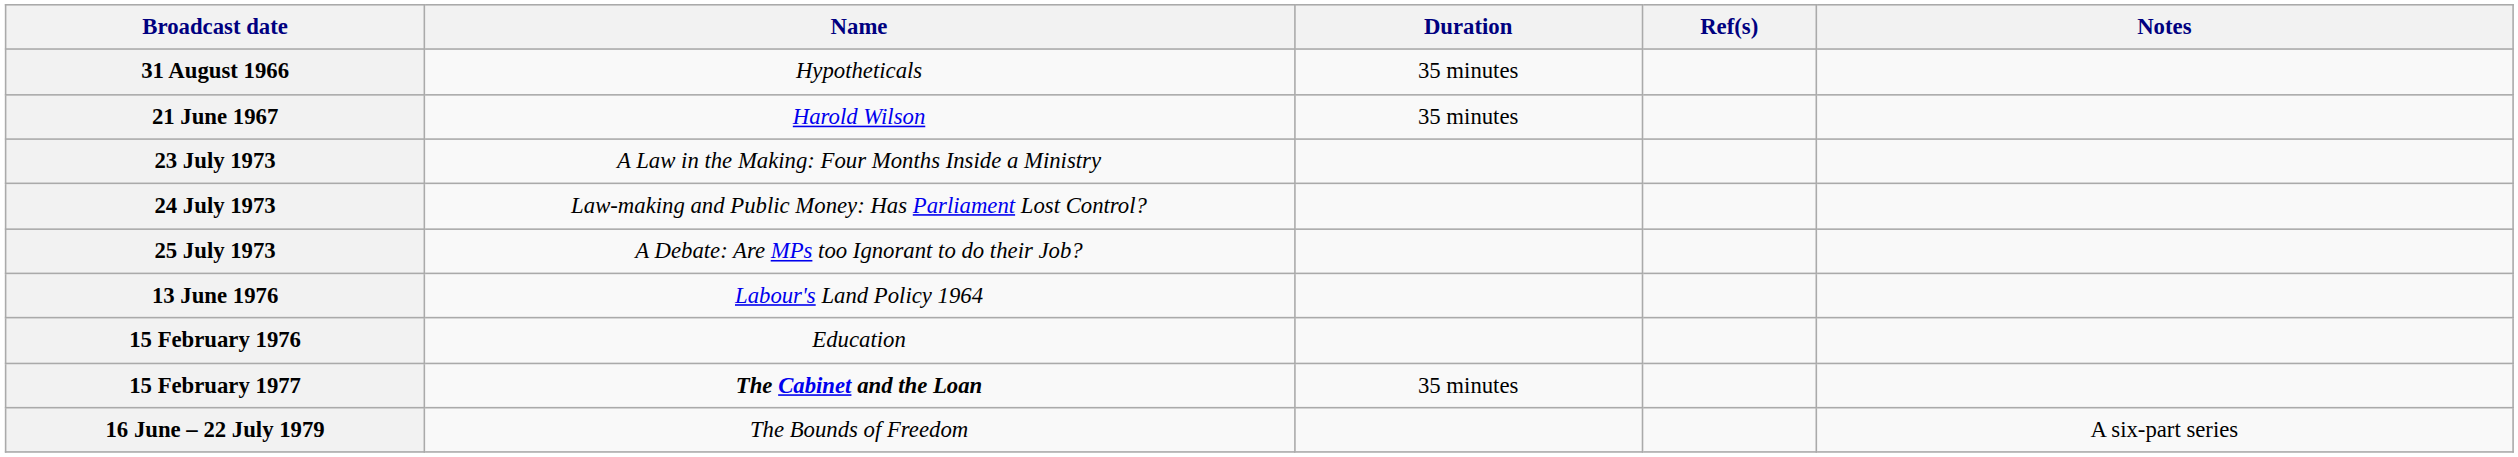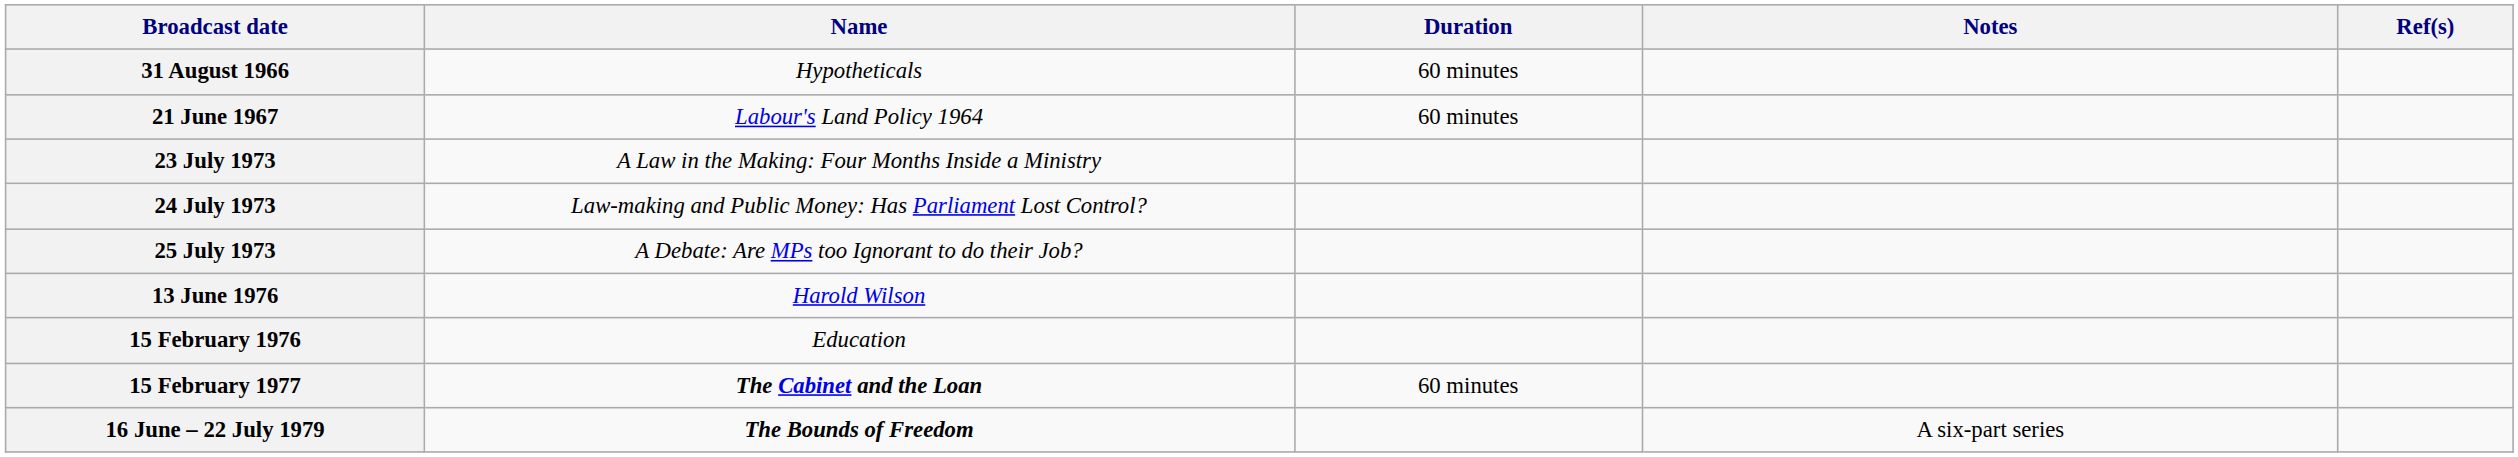columns swapped: (2164, 26) <-> (1729, 26)
(1468, 71) 35 minutes -> (1468, 71) 60 minutes
(859, 116) Harold Wilson -> (859, 116) Labour's Land Policy 1964
(1468, 116) 35 minutes -> (1468, 116) 60 minutes
(859, 295) Labour's Land Policy 1964 -> (859, 295) Harold Wilson
(1468, 385) 35 minutes -> (1468, 385) 60 minutes
(859, 429) normal -> (859, 429) bold
